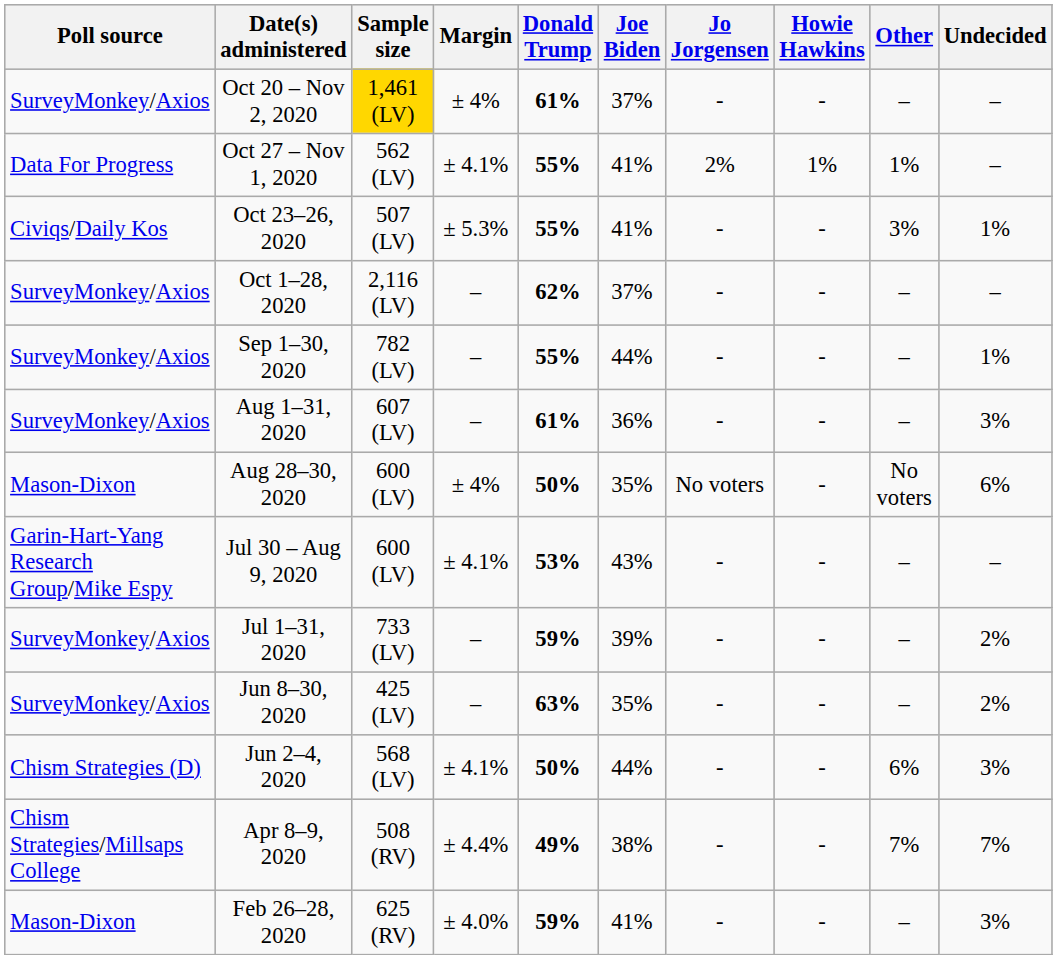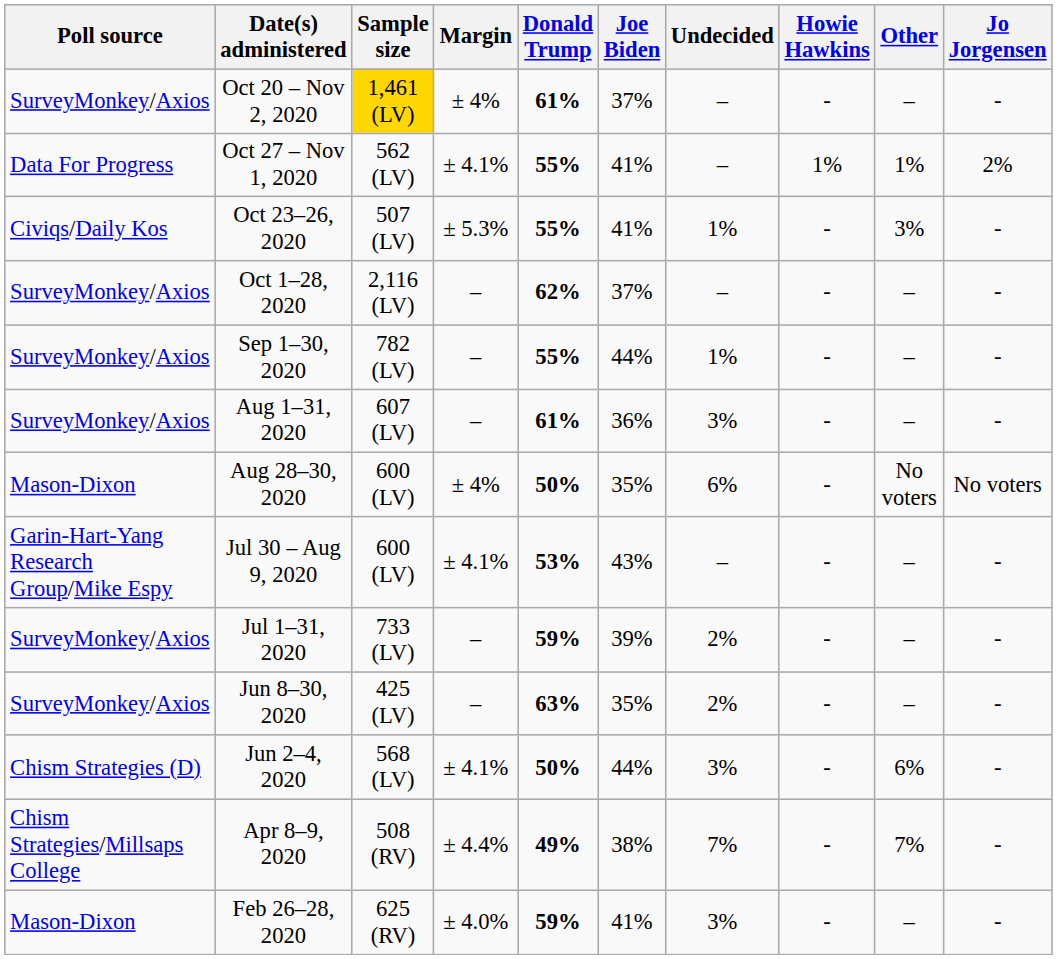columns swapped: (720, 36) <-> (995, 36)
